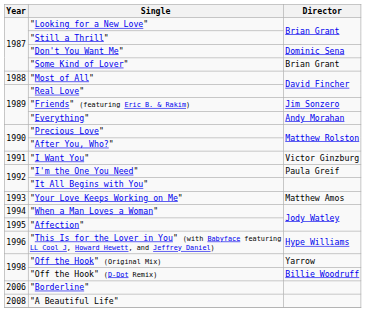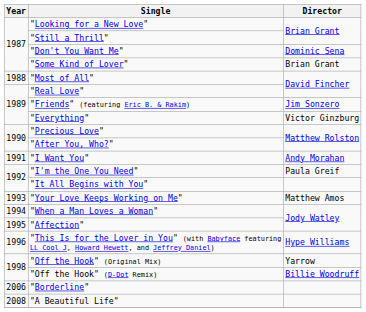(315, 118) Andy Morahan -> (322, 118) Victor Ginzburg
(322, 158) Victor Ginzburg -> (315, 158) Andy Morahan
